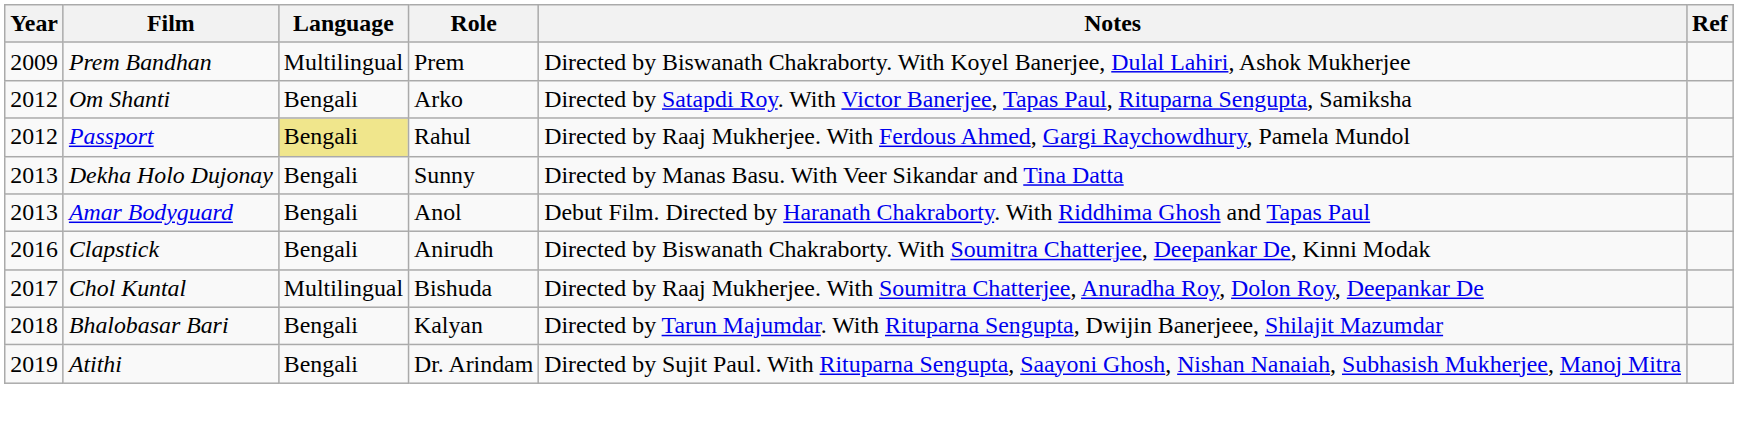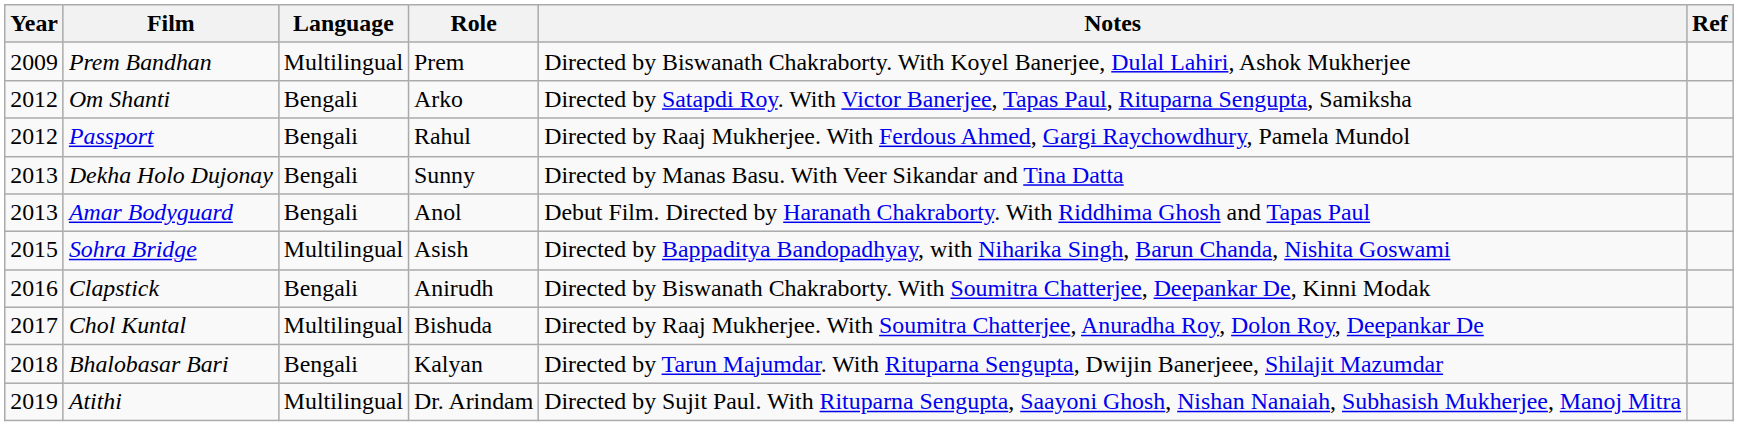(321, 136) khaki background -> (321, 136) no background
+ row: (133, 250)
(321, 363) Bengali -> (343, 401) Multilingual
